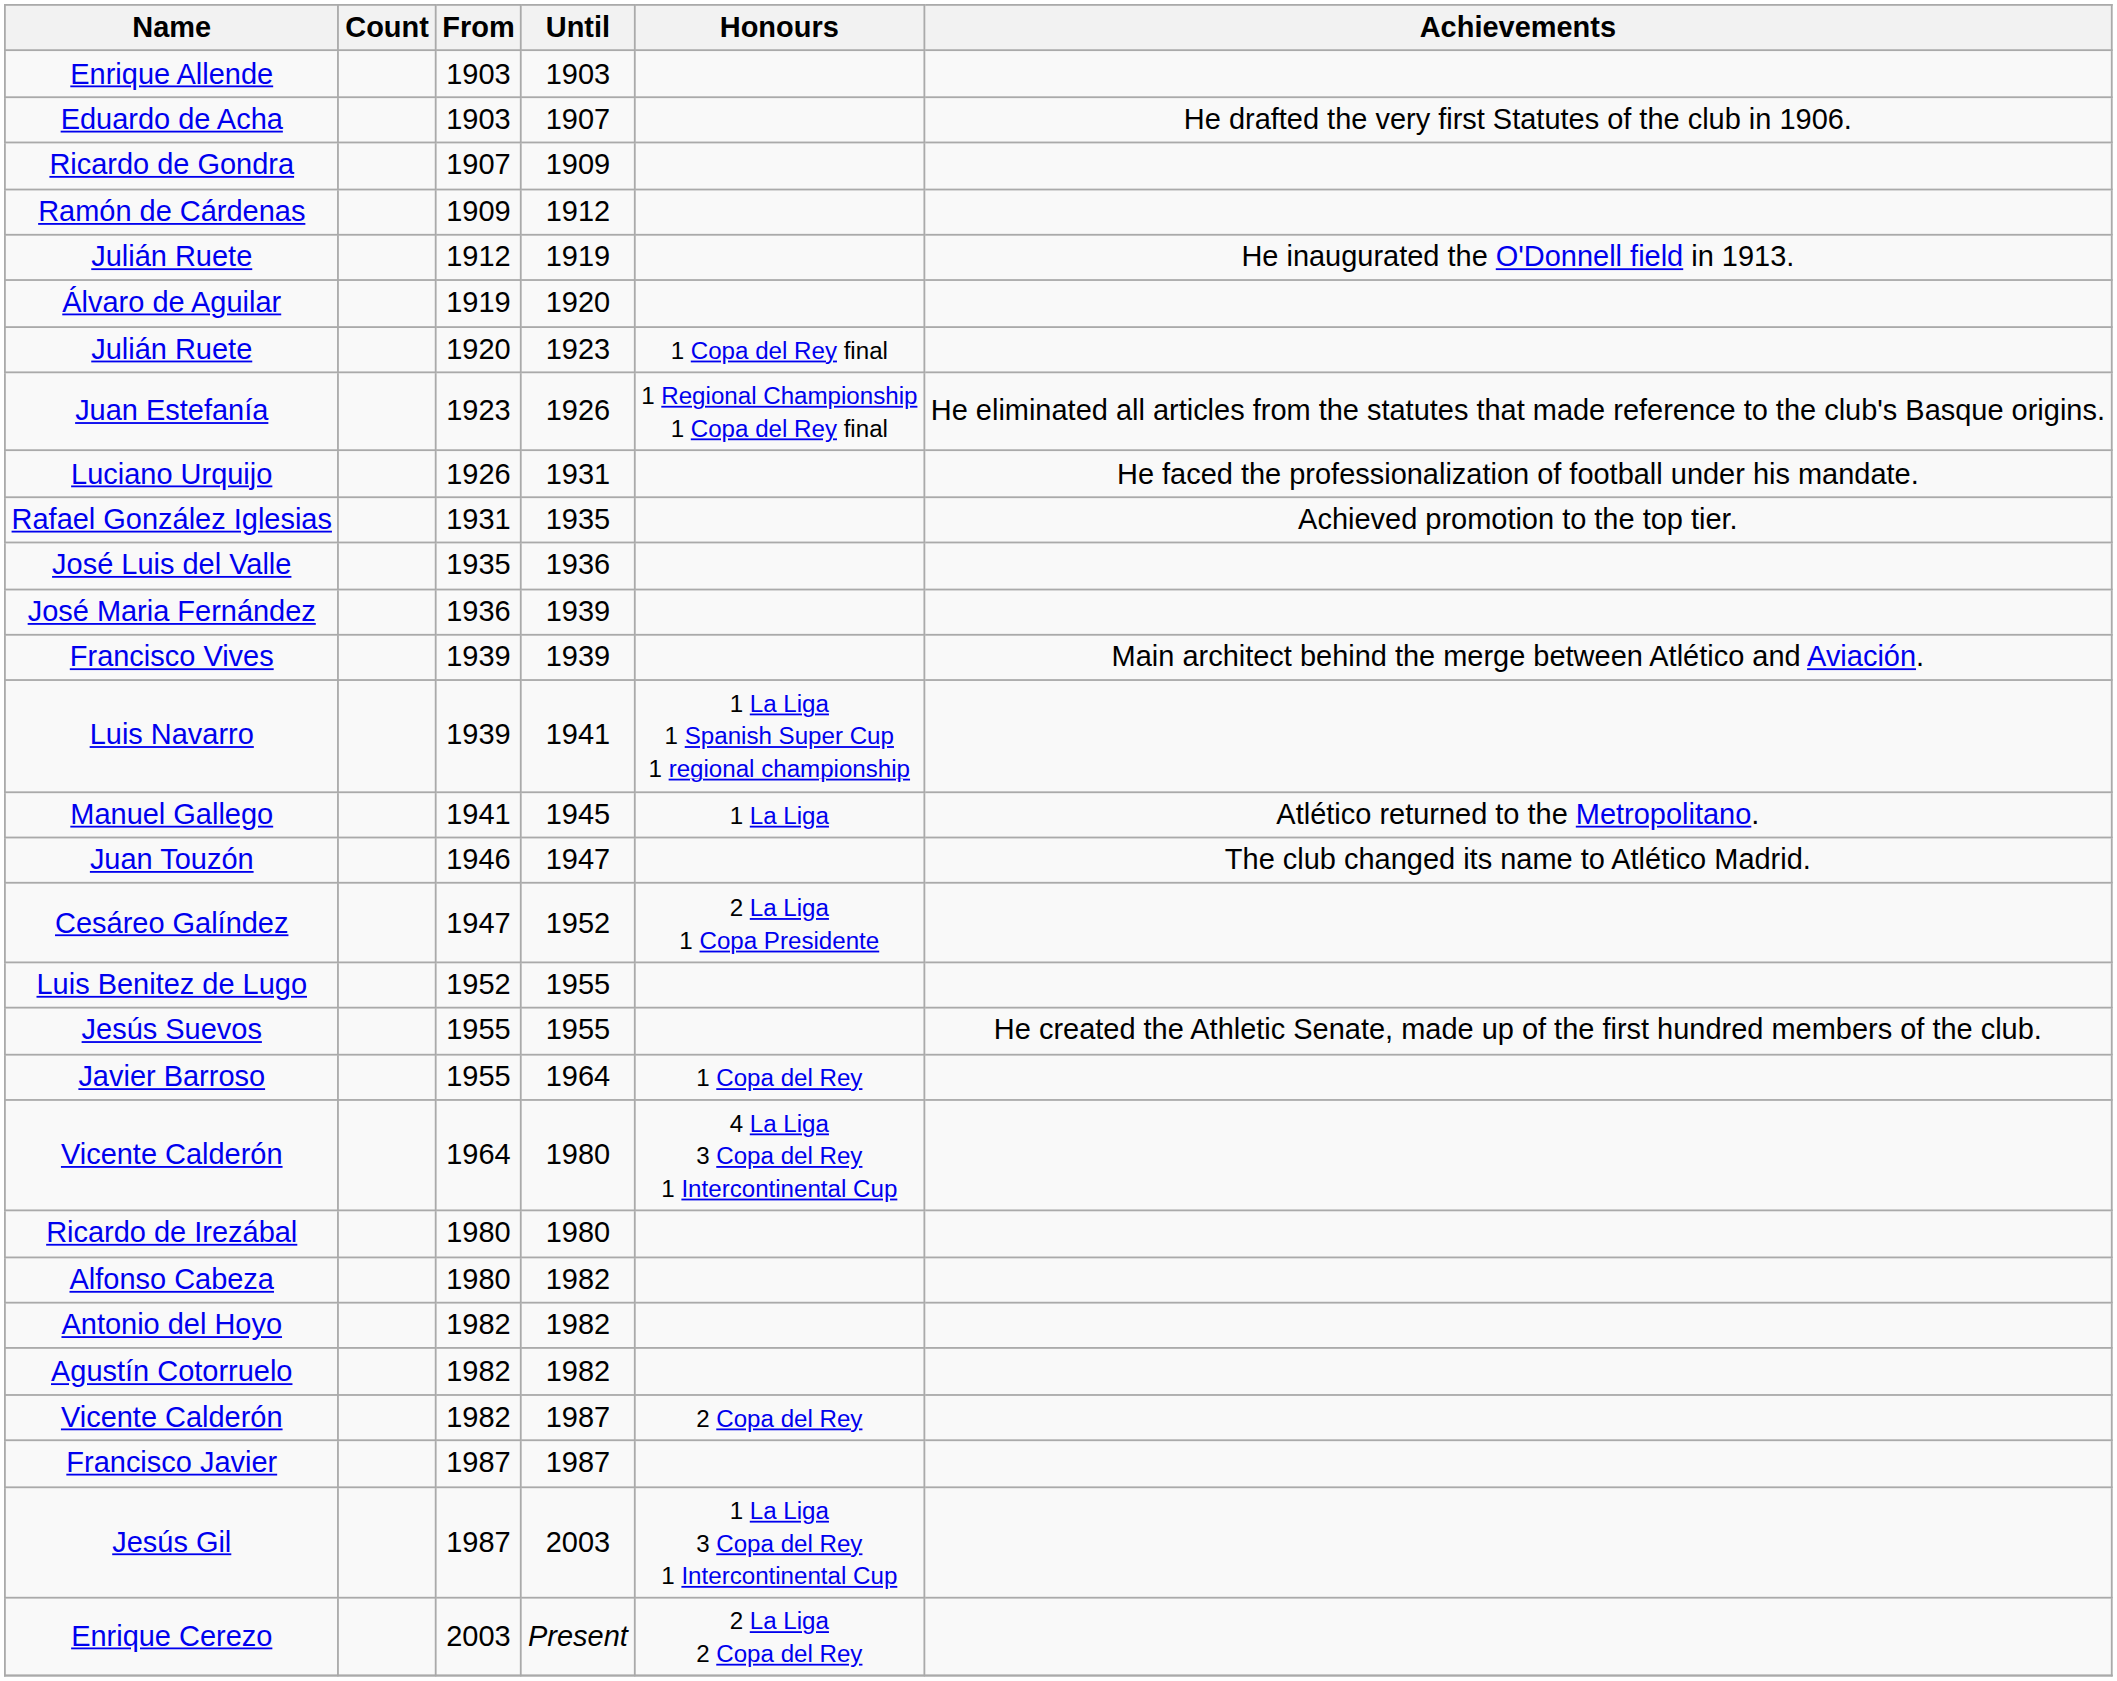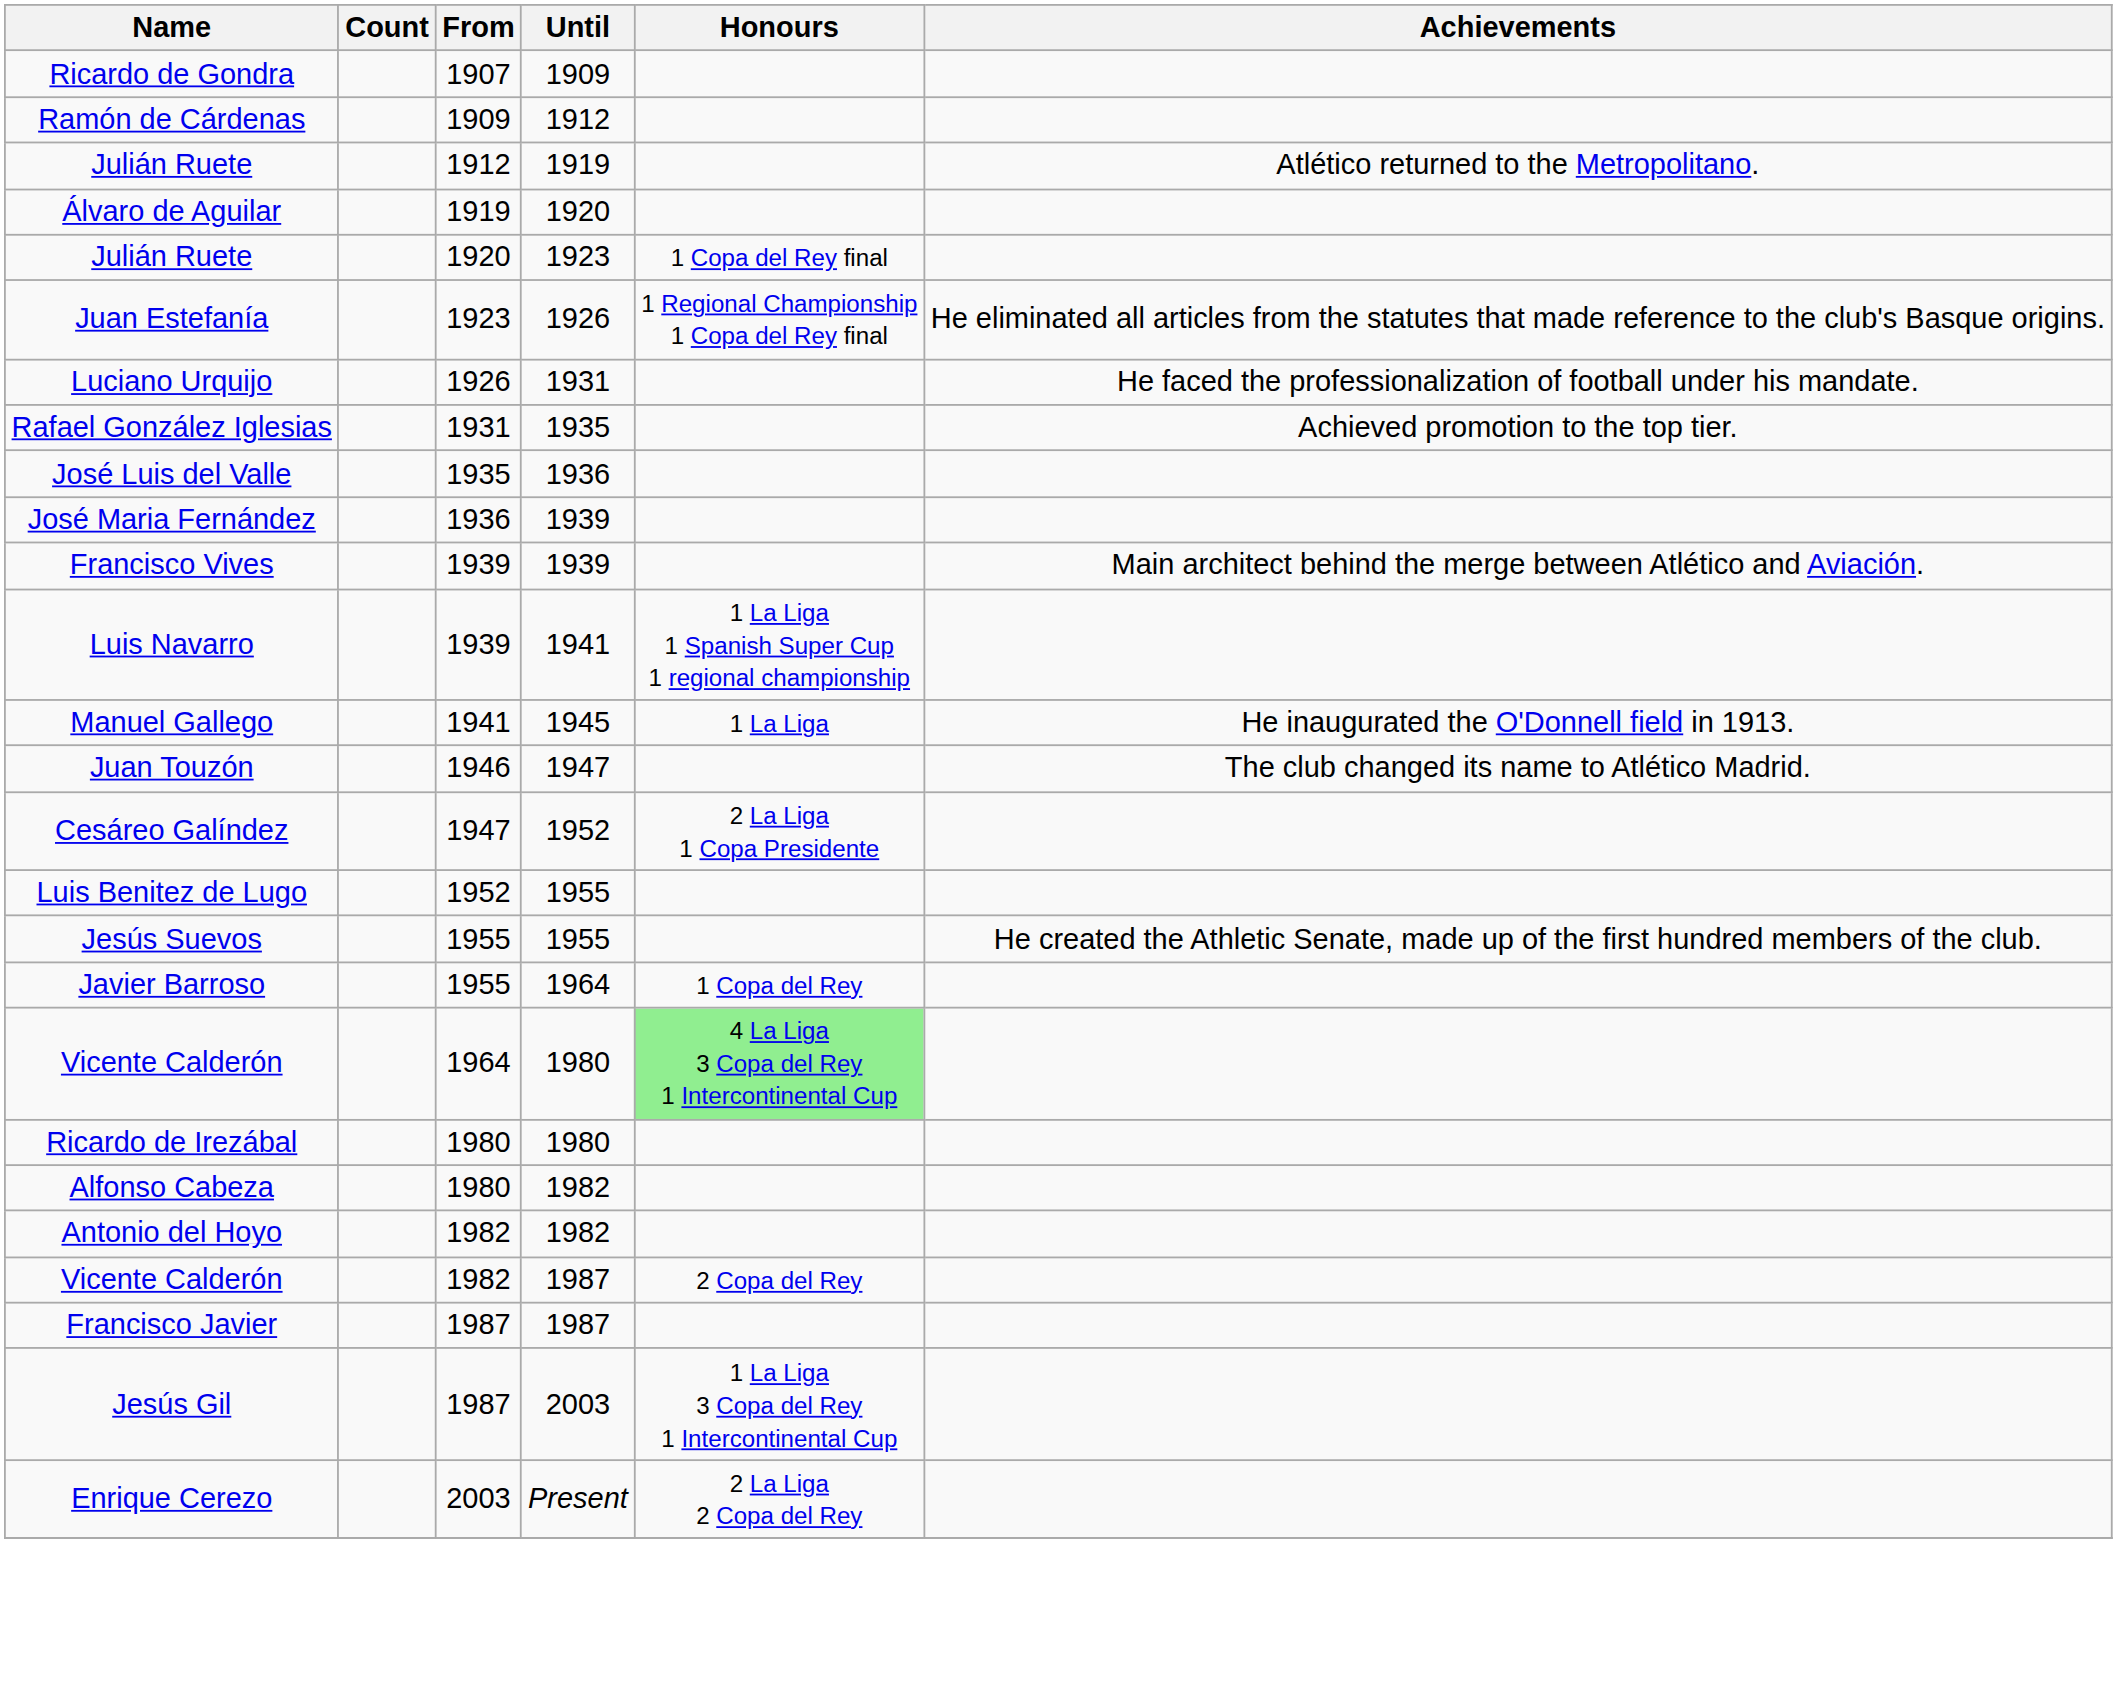- row: (172, 73)
- row: (172, 119)
(1518, 257) He inaugurated the O'Donnell field in 1913. -> (1518, 165) Atlético returned to the Metropolitano.
(1518, 814) Atlético returned to the Metropolitano. -> (1518, 722) He inaugurated the O'Donnell field in 1913.
(779, 1156) no background -> (779, 1064) lightgreen background
- row: (172, 1371)
